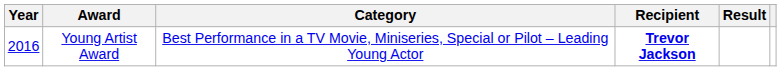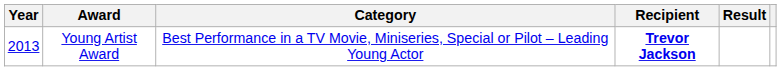(24, 46) 2016 -> (24, 46) 2013
